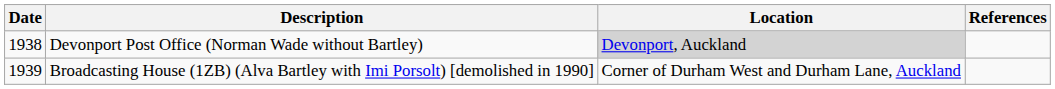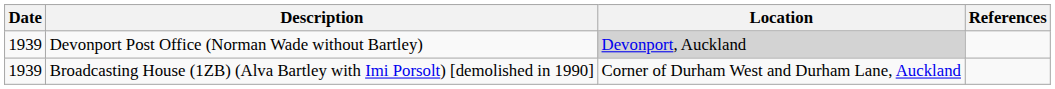(25, 44) 1938 -> (25, 44) 1939
